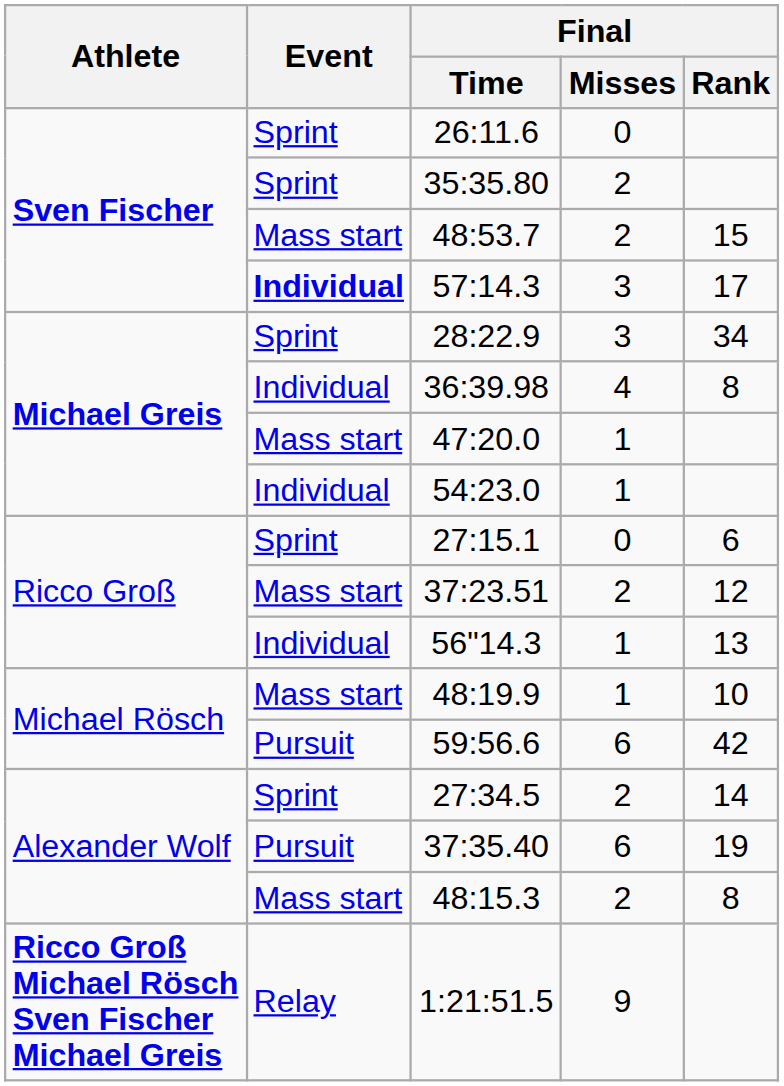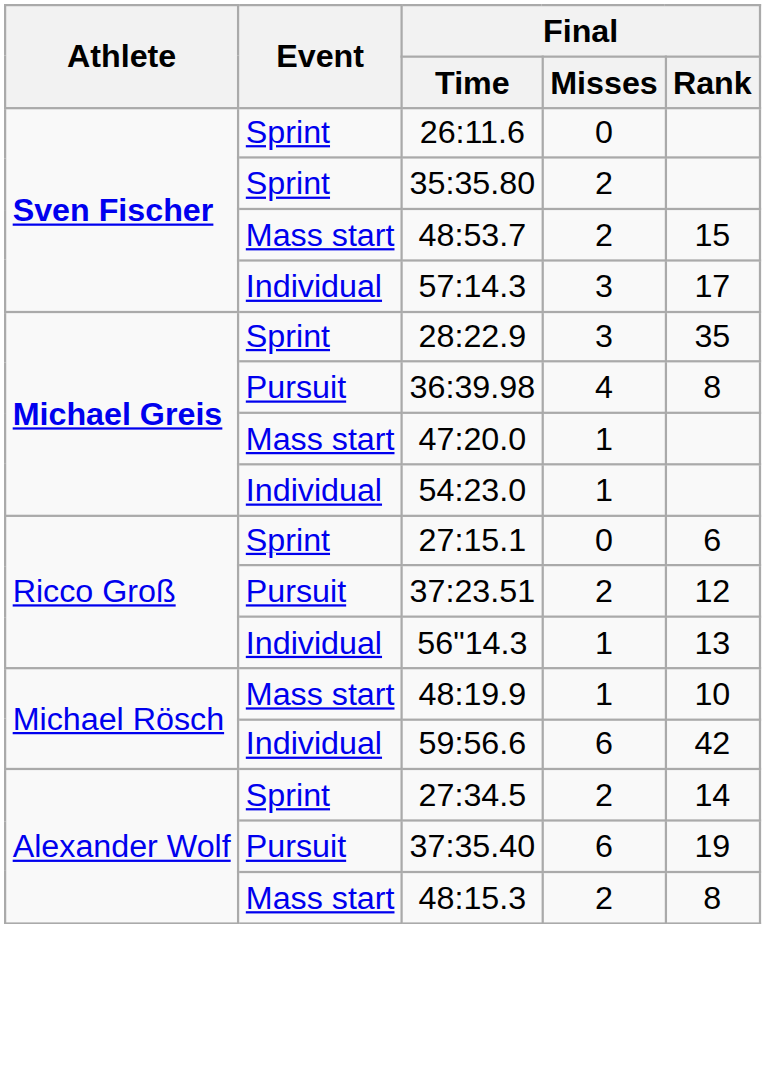(329, 286) bold -> (314, 286) normal
(731, 337) 34 -> (712, 337) 35
(322, 388) Individual -> (296, 388) Pursuit
(328, 592) Mass start -> (296, 592) Pursuit
(304, 744) Pursuit -> (314, 744) Individual
- row: (486, 1002)
